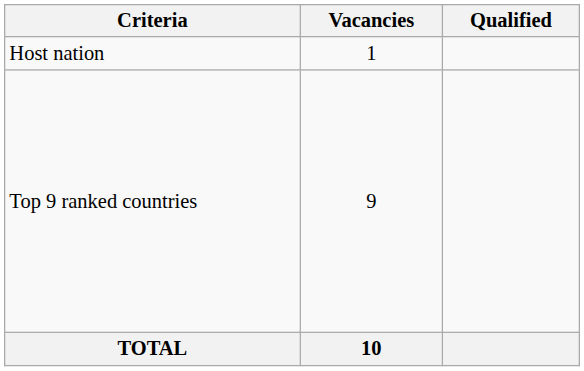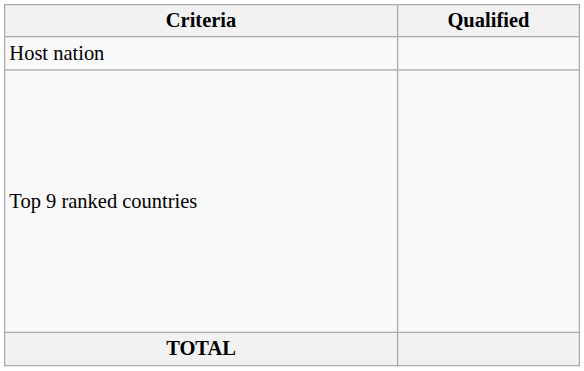- column: (371, 20)
